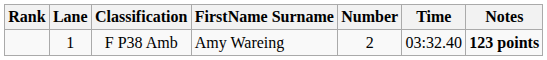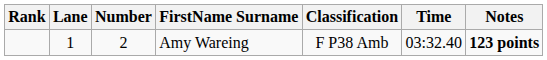columns swapped: (370, 17) <-> (141, 17)
